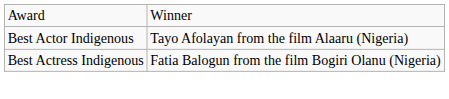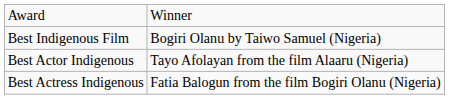+ row: (68, 37)
